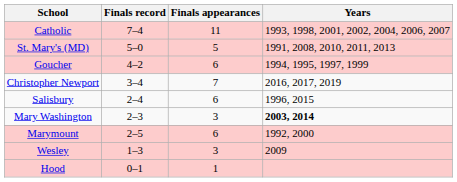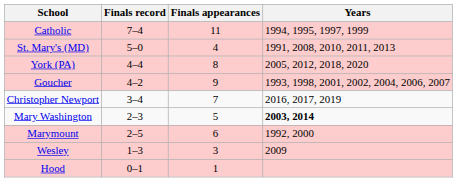(357, 30) 1993, 1998, 2001, 2002, 2004, 2006, 2007 -> (317, 30) 1994, 1995, 1997, 1999
(215, 47) 5 -> (215, 47) 4
+ row: (53, 64)
(215, 64) 6 -> (215, 82) 9
(317, 64) 1994, 1995, 1997, 1999 -> (357, 82) 1993, 1998, 2001, 2002, 2004, 2006, 2007
- row: (53, 99)
(215, 116) 3 -> (215, 116) 5
